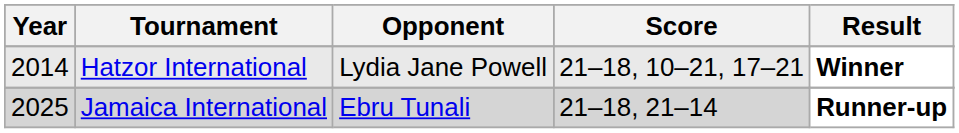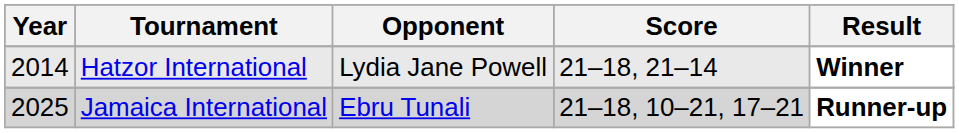(682, 67) 21–18, 10–21, 17–21 -> (638, 67) 21–18, 21–14
(638, 108) 21–18, 21–14 -> (682, 108) 21–18, 10–21, 17–21
